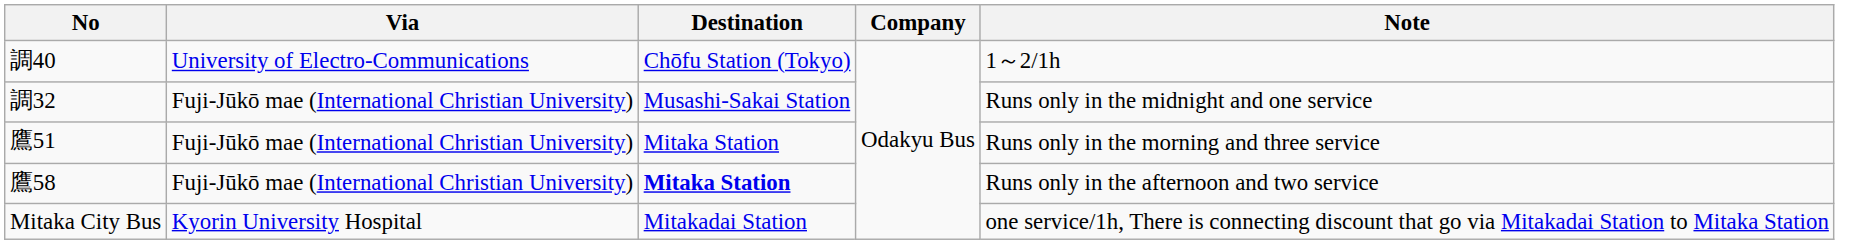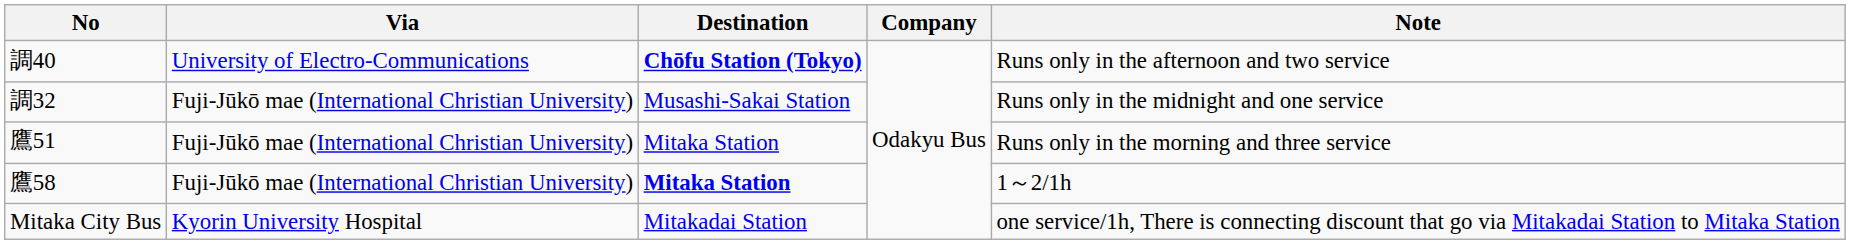(747, 61) normal -> (753, 61) bold
(1023, 60) 1～2/1h -> (1193, 61) Runs only in the afternoon and two service
(1182, 182) Runs only in the afternoon and two service -> (1034, 182) 1～2/1h
